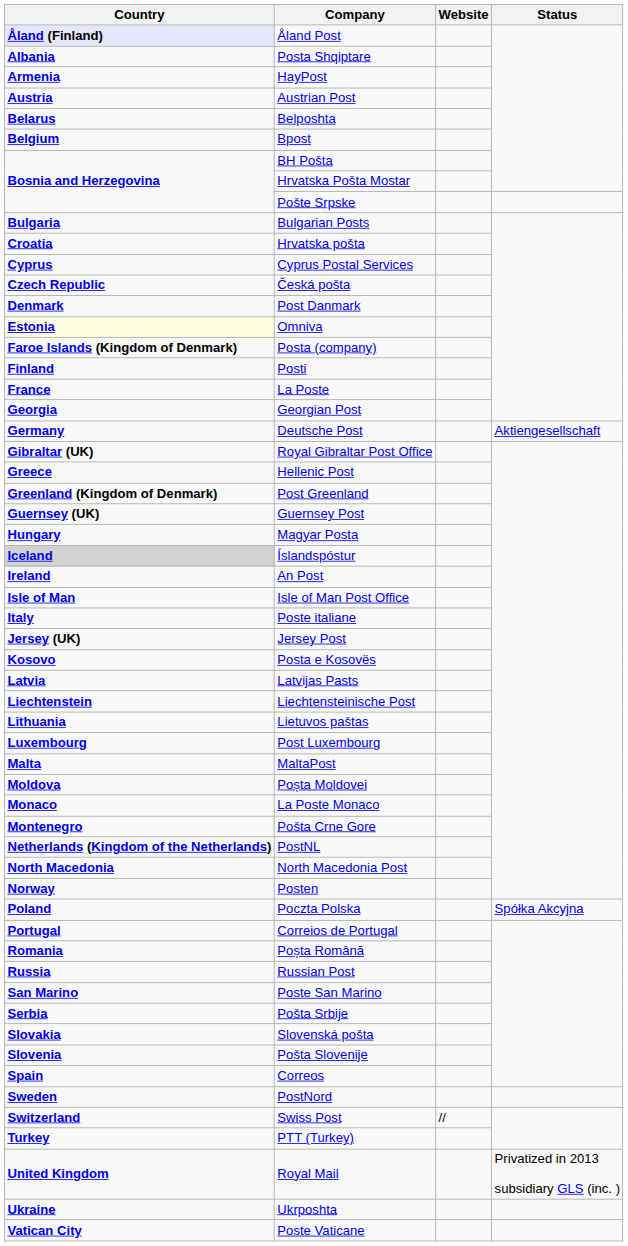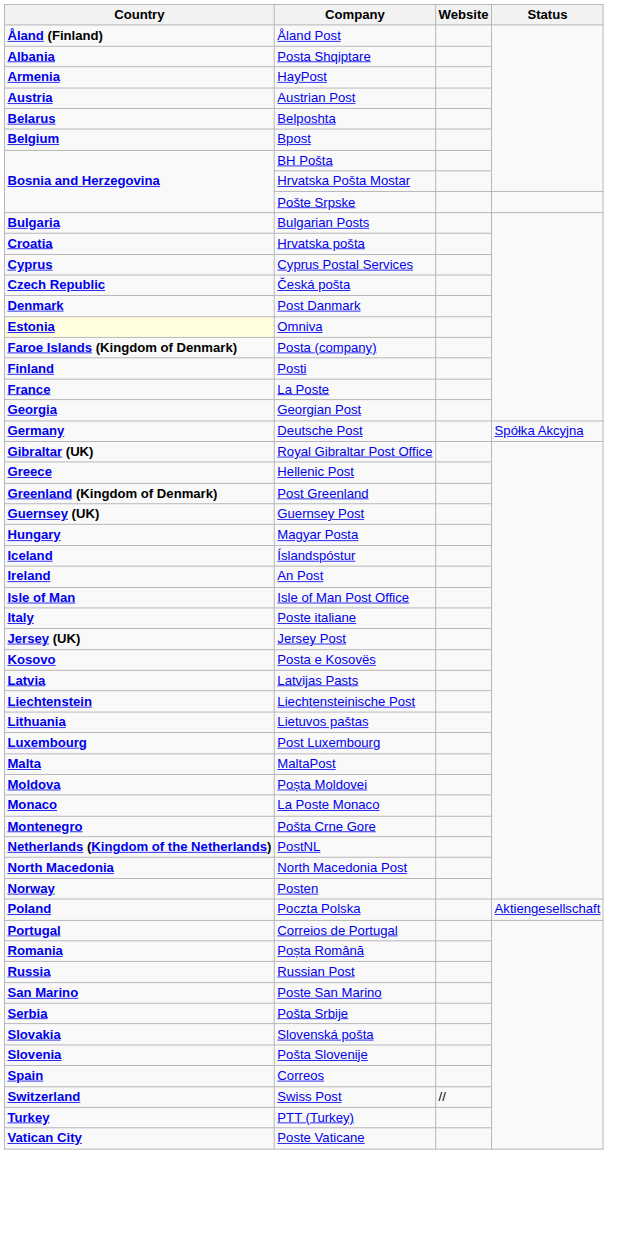(55, 35) lavender background -> (55, 35) no background
(547, 431) Aktiengesellschaft -> (539, 431) Spółka Akcyjna
(30, 555) lightgrey background -> (30, 555) no background
(539, 909) Spółka Akcyjna -> (547, 909) Aktiengesellschaft
- row: (305, 1096)
- row: (308, 1174)
- row: (307, 1209)
